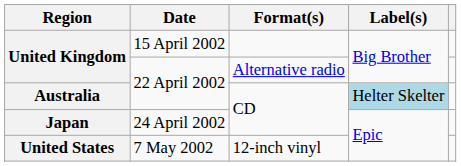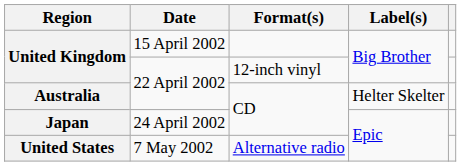(289, 69) Alternative radio -> (277, 69) 12-inch vinyl
(398, 95) lightblue background -> (398, 95) no background
(277, 148) 12-inch vinyl -> (289, 148) Alternative radio
